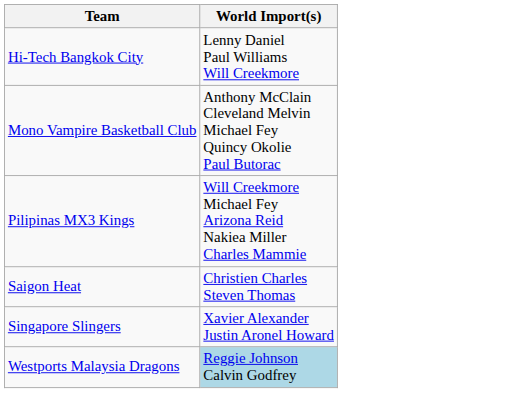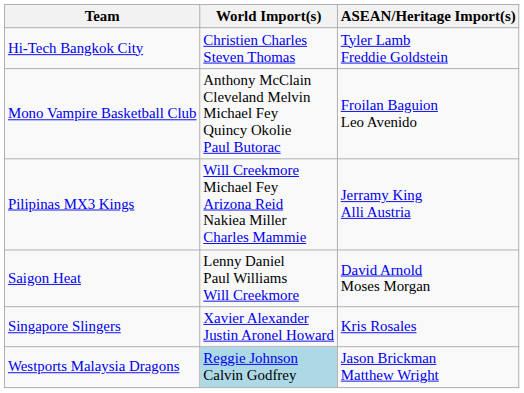+ column: (428, 16)
(251, 56) Lenny Daniel Paul Williams Will Creekmore -> (255, 48) Christien Charles Steven Thomas
(255, 286) Christien Charles Steven Thomas -> (251, 278) Lenny Daniel Paul Williams Will Creekmore
